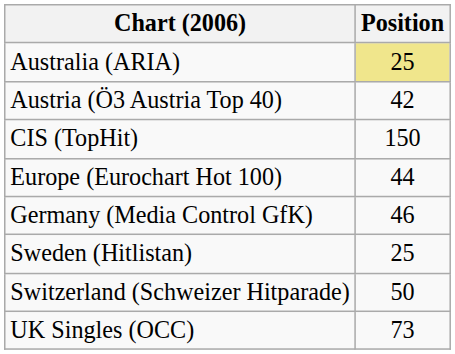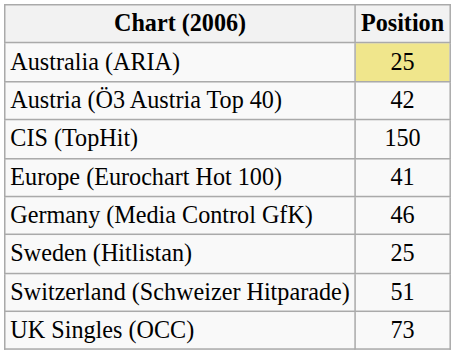(403, 176) 44 -> (403, 176) 41
(403, 291) 50 -> (403, 291) 51
